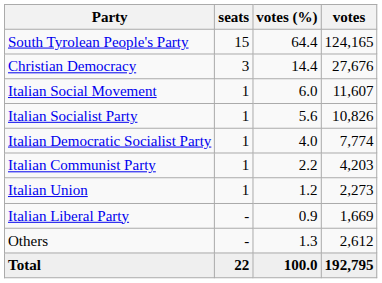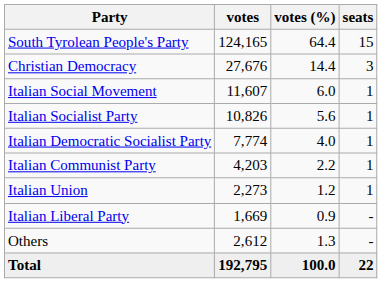columns swapped: (349, 17) <-> (234, 17)
